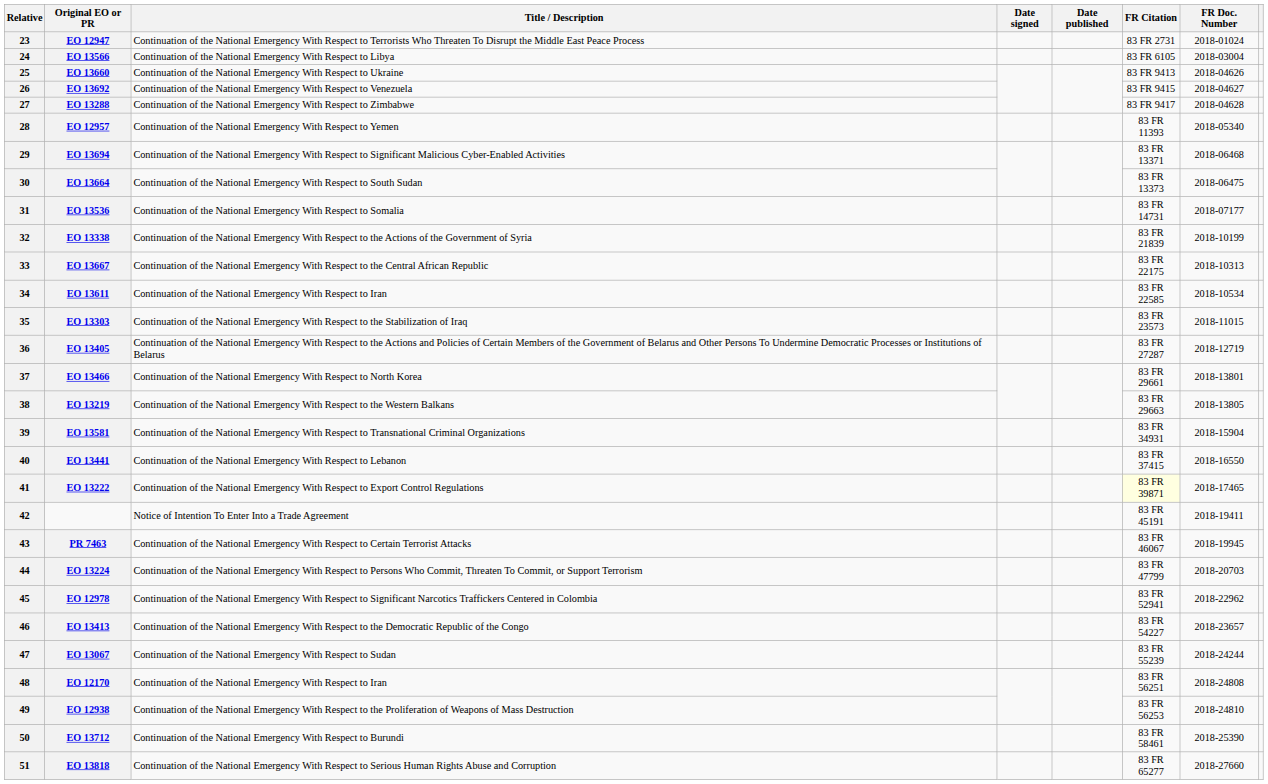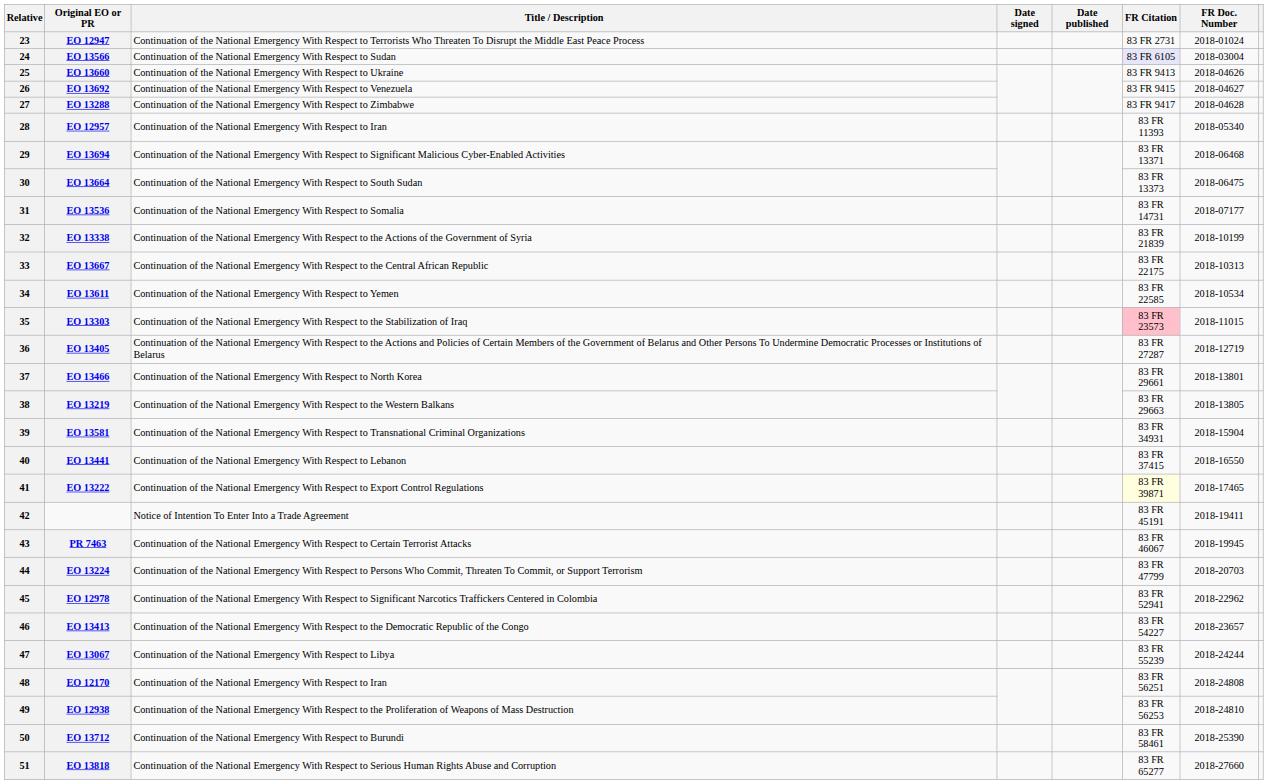(264, 56) Continuation of the National Emergency With Respect to Libya -> (265, 56) Continuation of the National Emergency With Respect to Sudan
(1151, 56) no background -> (1151, 56) lavender background
(266, 127) Continuation of the National Emergency With Respect to Yemen -> (260, 127) Continuation of the National Emergency With Respect to Iran
(260, 293) Continuation of the National Emergency With Respect to Iran -> (266, 293) Continuation of the National Emergency With Respect to Yemen
(1151, 321) no background -> (1151, 321) pink background
(265, 654) Continuation of the National Emergency With Respect to Sudan -> (264, 654) Continuation of the National Emergency With Respect to Libya
